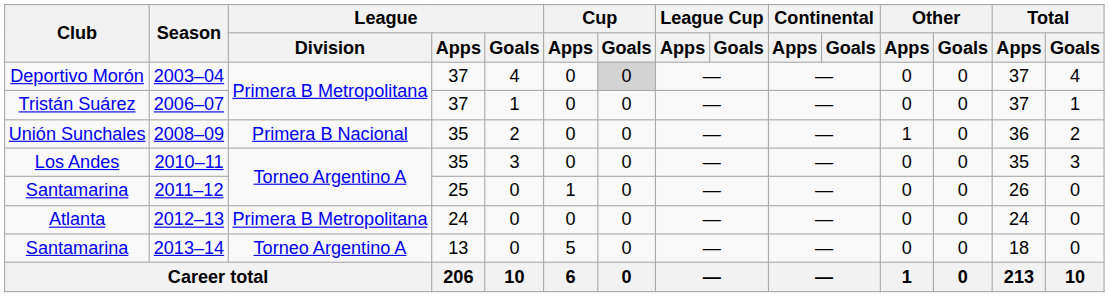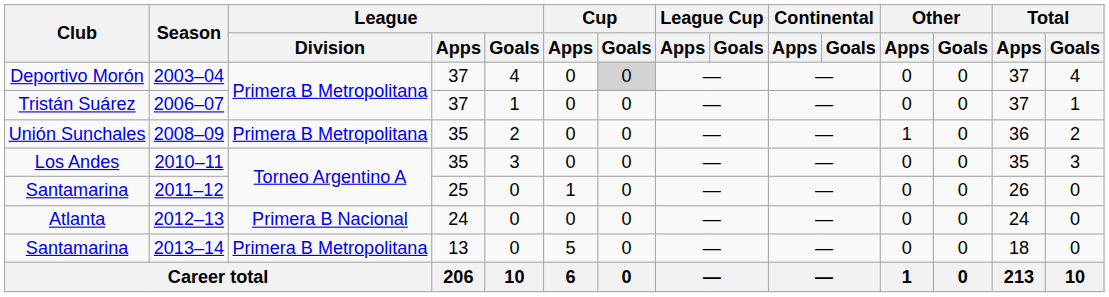(330, 133) Primera B Nacional -> (330, 133) Primera B Metropolitana
(330, 219) Primera B Metropolitana -> (330, 219) Primera B Nacional
(330, 248) Torneo Argentino A -> (330, 248) Primera B Metropolitana
